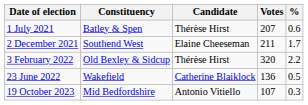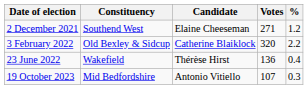- row: (30, 28)
(268, 44) 211 -> (268, 28) 271
(294, 44) 1.7 -> (294, 28) 1.2
(202, 60) Thérèse Hirst -> (215, 44) Catherine Blaiklock
(215, 76) Catherine Blaiklock -> (202, 60) Thérèse Hirst
(294, 76) 0.5 -> (294, 60) 0.4
